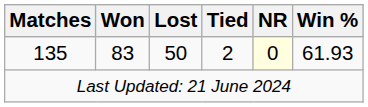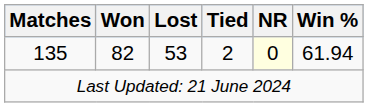(123, 53) 83 -> (123, 53) 82
(176, 53) 50 -> (176, 53) 53
(328, 53) 61.93 -> (328, 53) 61.94
